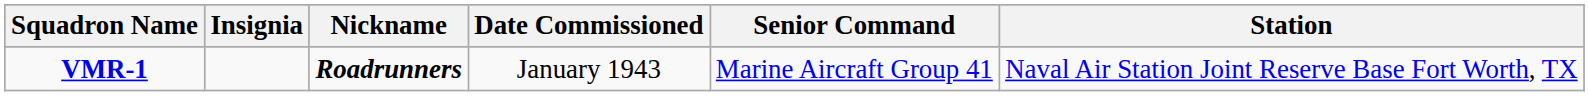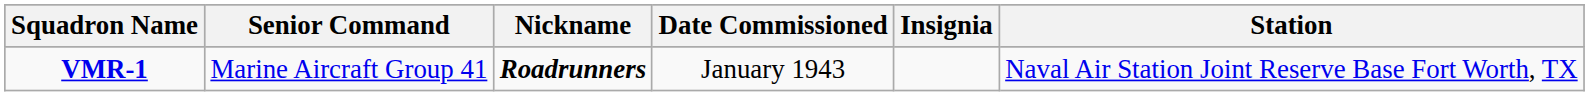columns swapped: (257, 25) <-> (854, 25)
